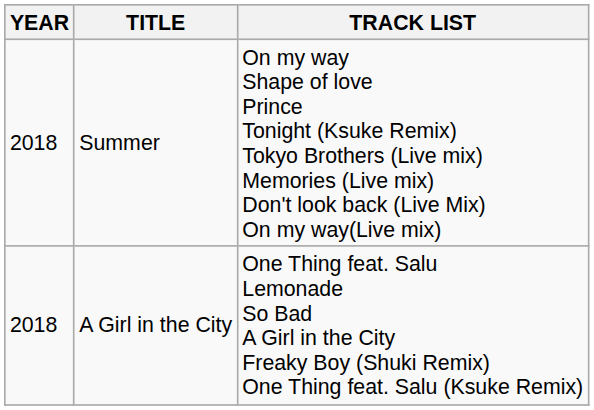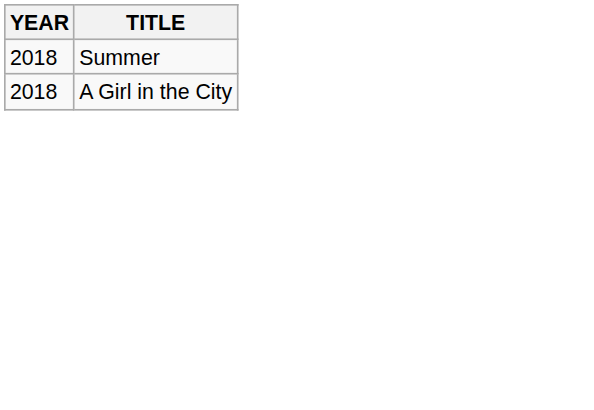- column: (413, 22)
